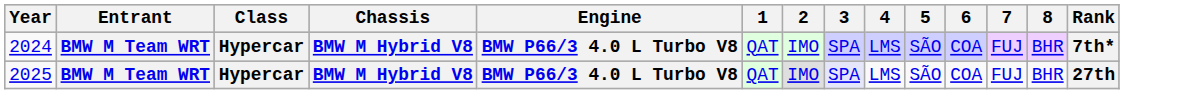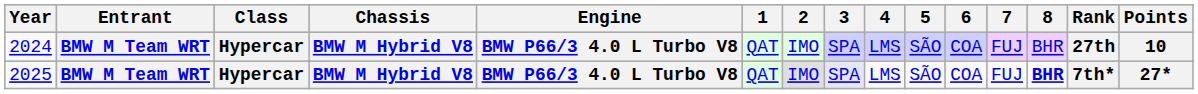+ column: (1156, 19)
(1094, 47) 7th* -> (1094, 47) 27th
(1048, 75) normal -> (1048, 75) bold
(1094, 75) 27th -> (1094, 75) 7th*
